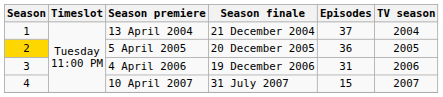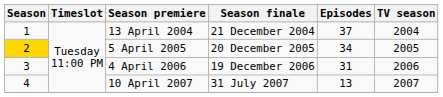(346, 48) 36 -> (346, 48) 34
(346, 84) 15 -> (346, 84) 13
